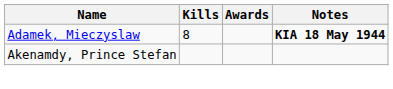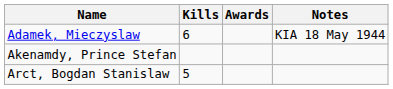(186, 34) 8 -> (186, 34) 6
(330, 34) bold -> (330, 34) normal
+ row: (88, 74)
